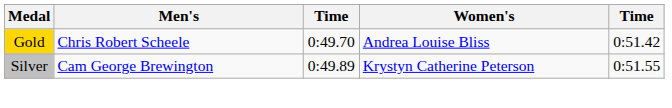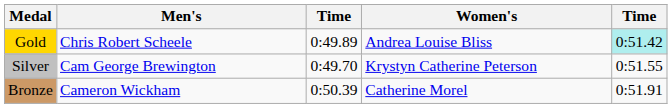(331, 41) 0:49.70 -> (334, 41) 0:49.89
(637, 41) no background -> (639, 41) paleturquoise background
(331, 66) 0:49.89 -> (334, 66) 0:49.70
+ row: (30, 90)
